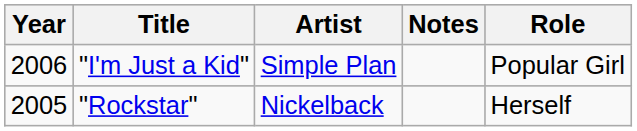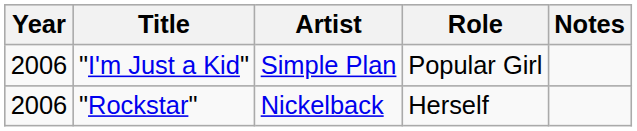columns swapped: (558, 24) <-> (443, 24)
(39, 105) 2005 -> (39, 105) 2006
